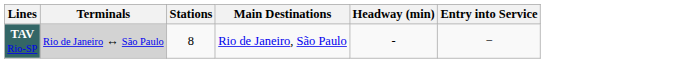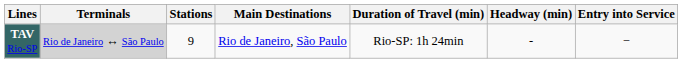+ column: (418, 14)
(191, 41) 8 -> (191, 41) 9
